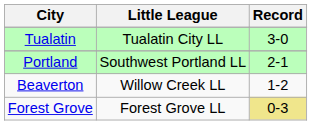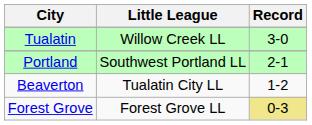(173, 39) Tualatin City LL -> (173, 39) Willow Creek LL
(173, 85) Willow Creek LL -> (173, 85) Tualatin City LL
